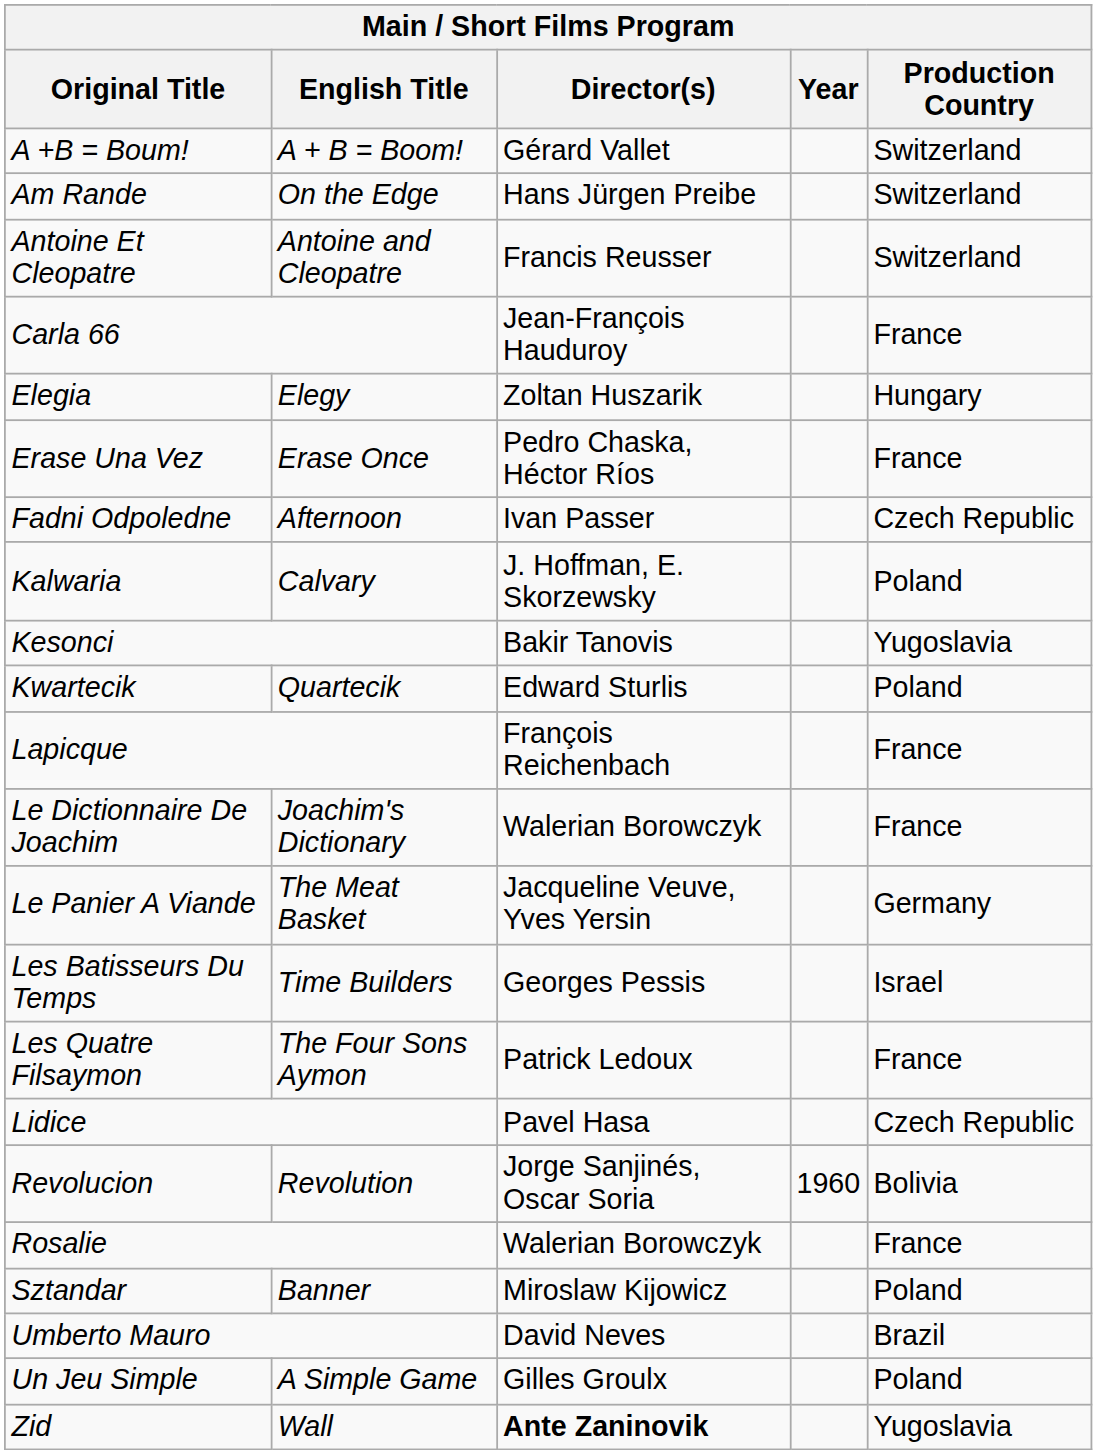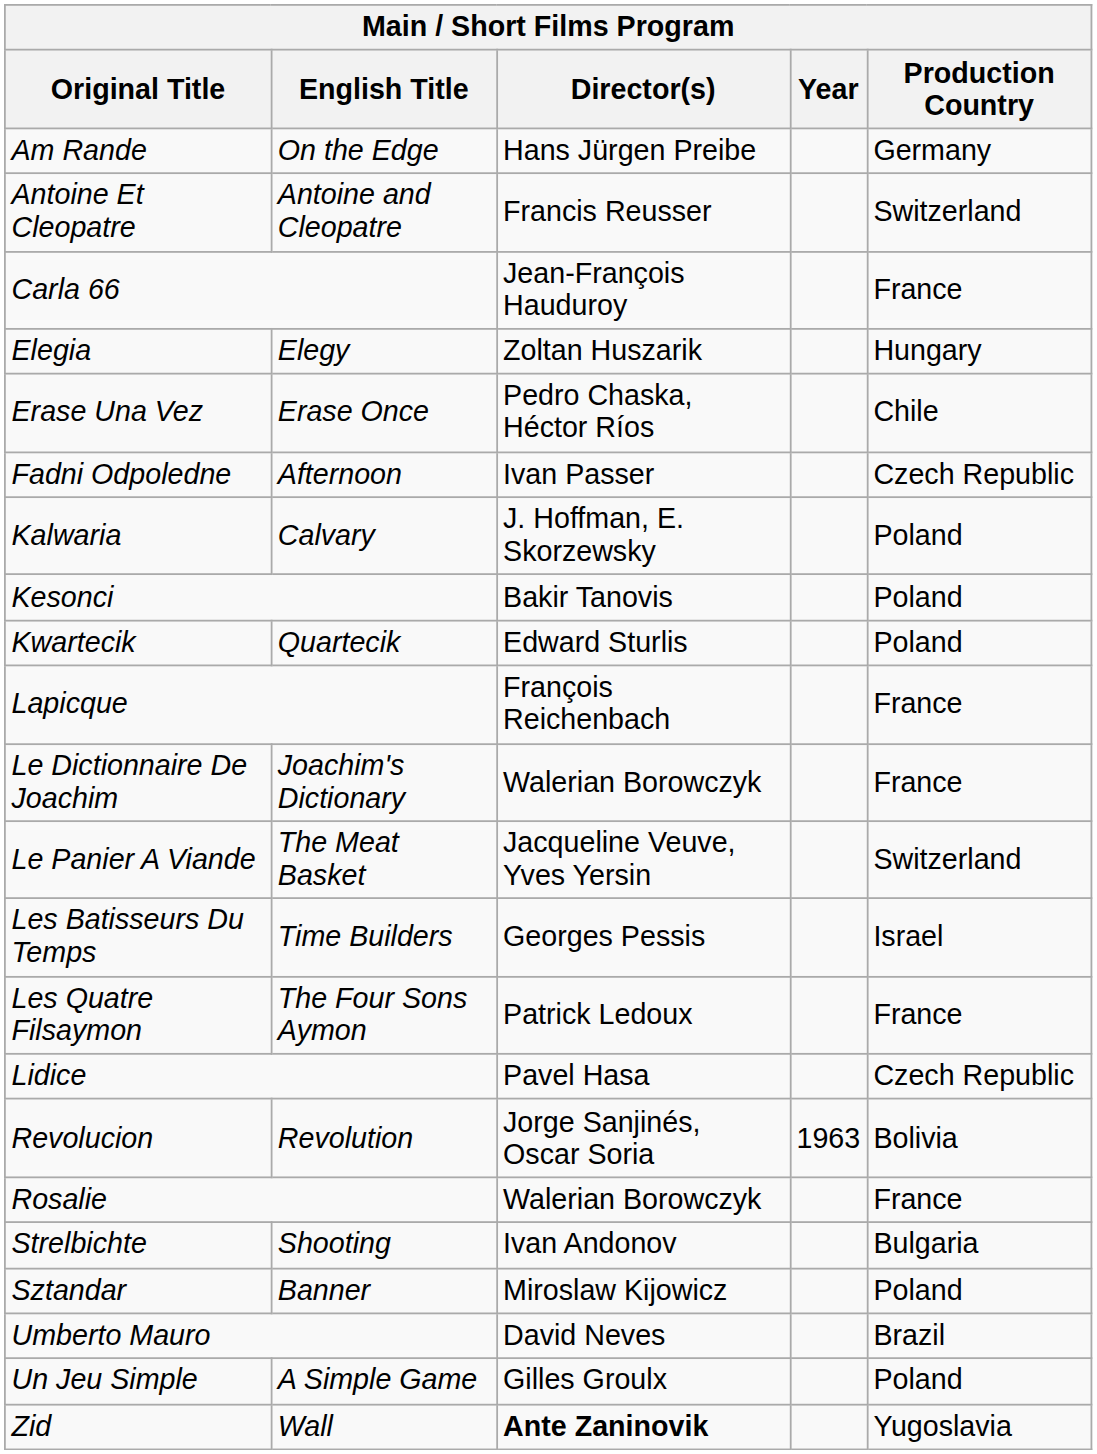- row: (100, 150)
(947, 195) Switzerland -> (932, 150) Germany
(918, 457) France -> (906, 412) Chile
(943, 642) Yugoslavia -> (918, 597) Poland
(932, 904) Germany -> (947, 859) Switzerland
(828, 1183) 1960 -> (828, 1137) 1963
+ row: (79, 1244)
